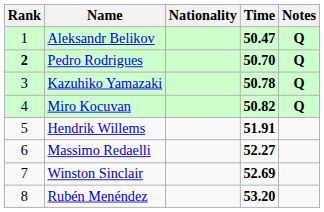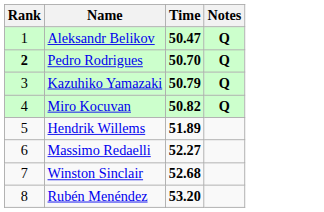- column: (203, 15)
(259, 83) 50.78 -> (185, 83) 50.79
(259, 128) 51.91 -> (185, 128) 51.89
(259, 173) 52.69 -> (185, 173) 52.68
